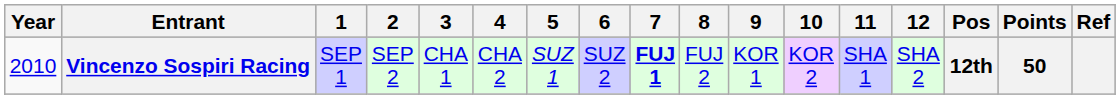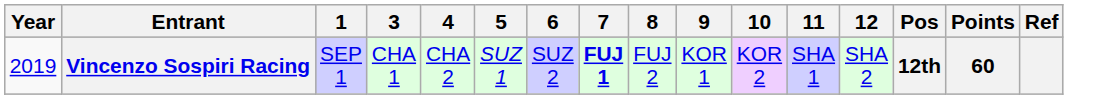- column: (393, 21)
(33, 65) 2010 -> (33, 65) 2019
(1035, 65) 50 -> (983, 65) 60
